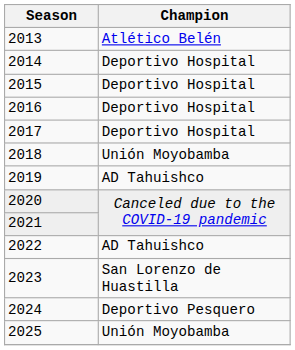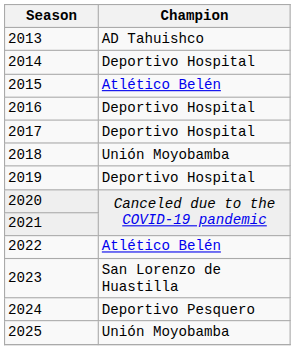(161, 39) Atlético Belén -> (153, 39) AD Tahuishco
(178, 85) Deportivo Hospital -> (161, 85) Atlético Belén
(153, 178) AD Tahuishco -> (178, 178) Deportivo Hospital
(153, 247) AD Tahuishco -> (161, 247) Atlético Belén
